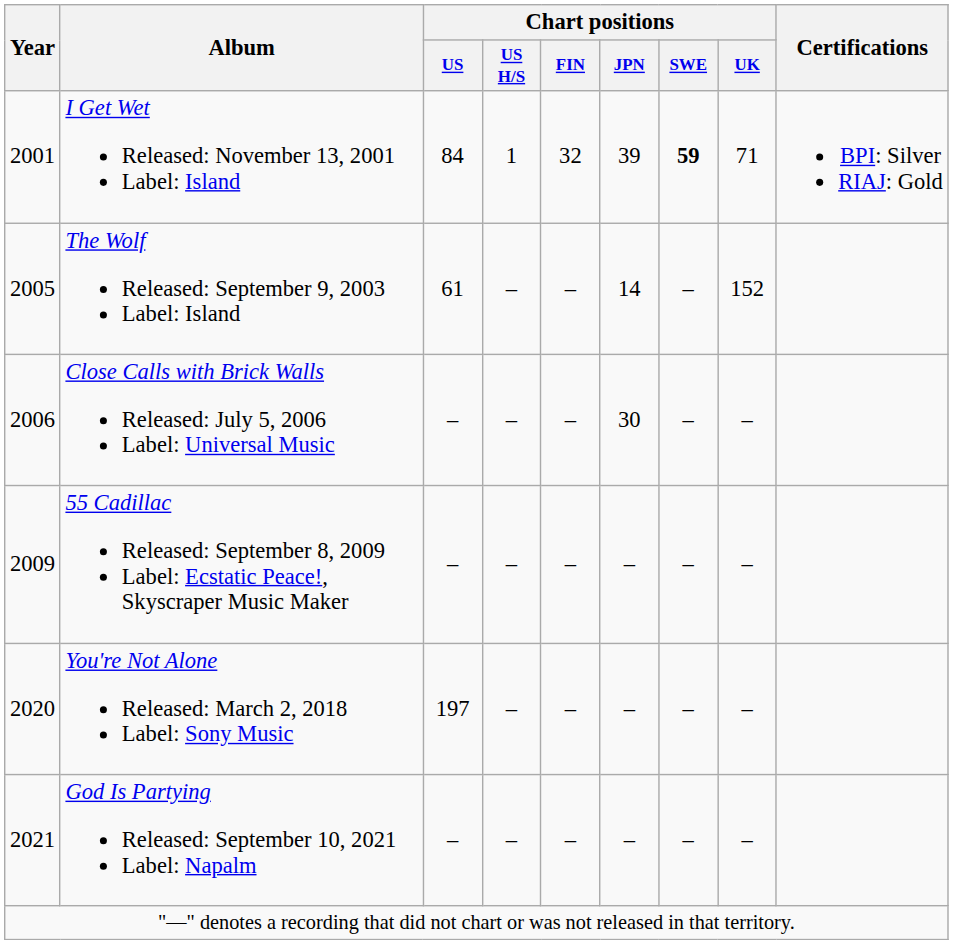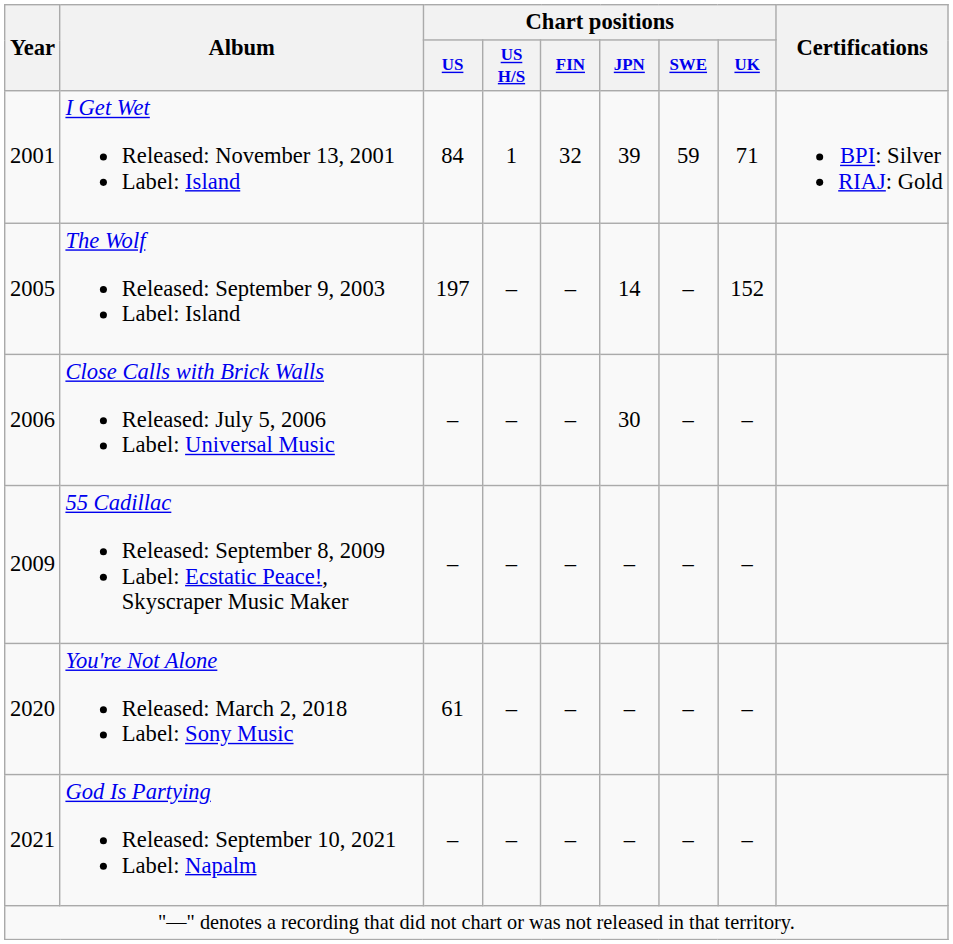(688, 156) bold -> (688, 156) normal
(453, 288) 61 -> (453, 288) 197
(453, 708) 197 -> (453, 708) 61
